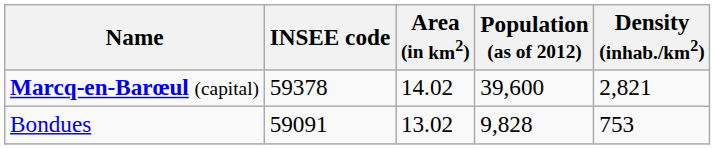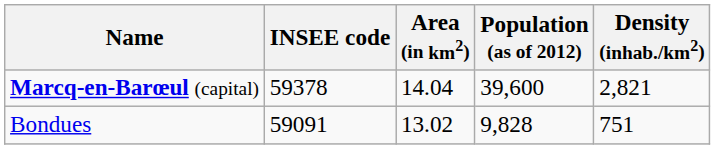(427, 87) 14.02 -> (427, 87) 14.04
(617, 124) 753 -> (617, 124) 751
